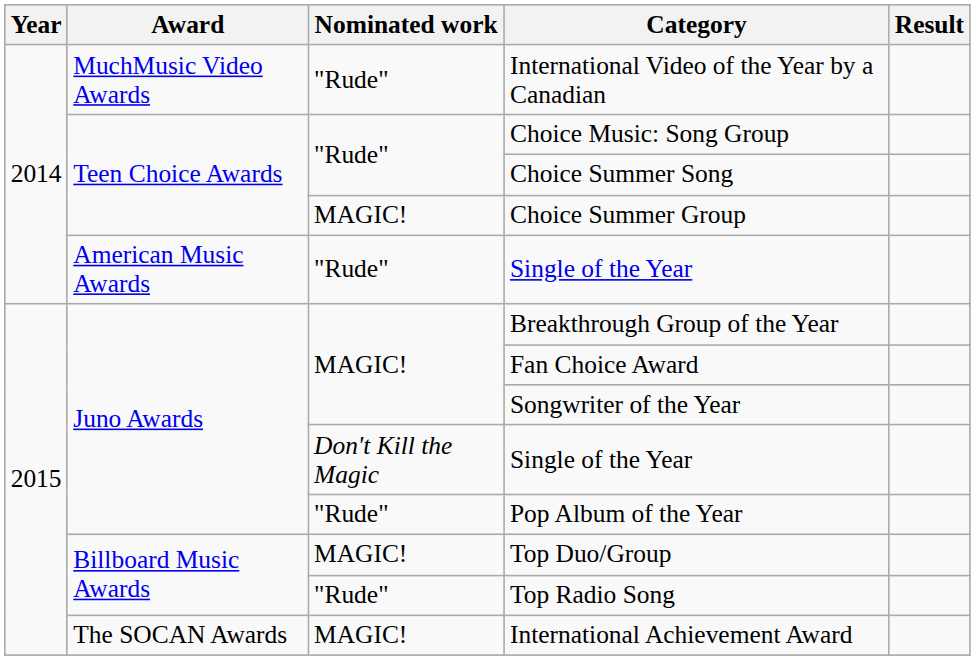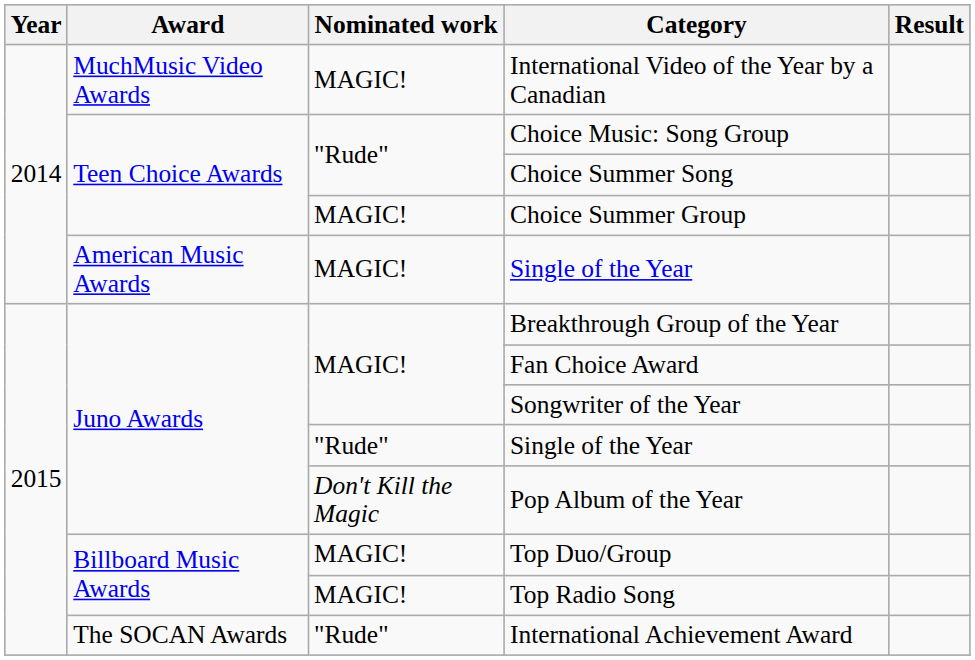(351, 79) "Rude" -> (361, 79) MAGIC!
(351, 269) "Rude" -> (361, 269) MAGIC!
(383, 459) Don't Kill the Magic -> (351, 445) "Rude"
(351, 513) "Rude" -> (383, 499) Don't Kill the Magic
(351, 594) "Rude" -> (361, 594) MAGIC!
(361, 635) MAGIC! -> (351, 635) "Rude"
